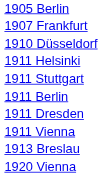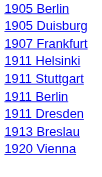+ row: (46, 26)
- row: (51, 43)
- row: (40, 131)
